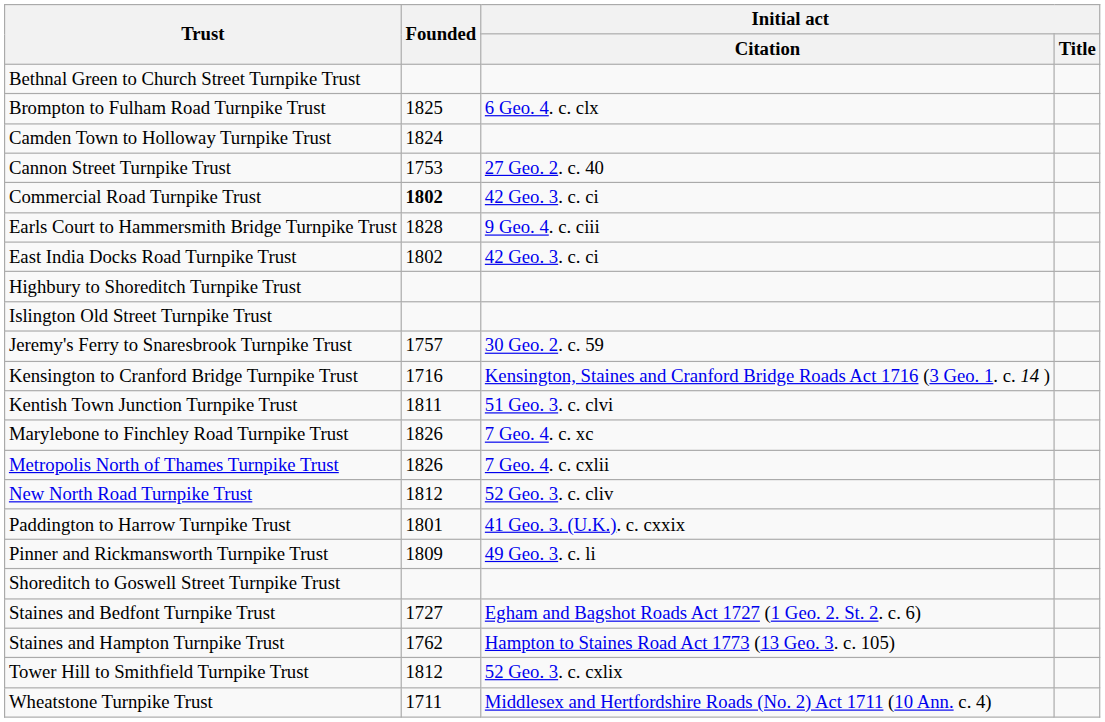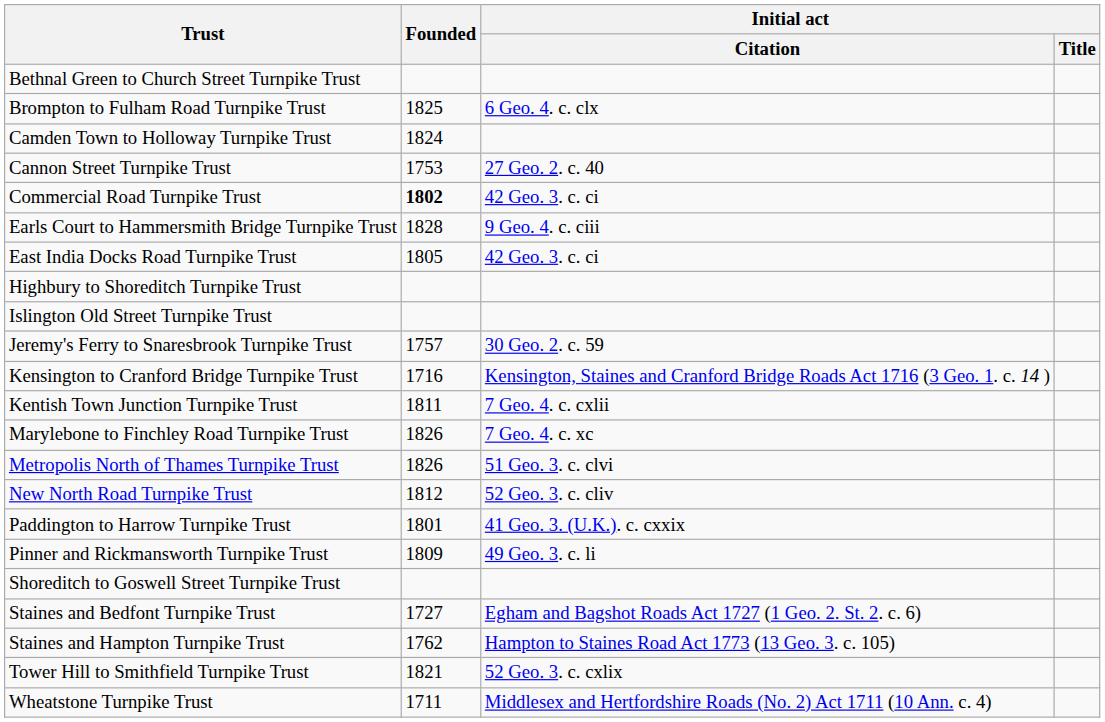(424, 256) 1802 -> (424, 256) 1805
(549, 405) 51 Geo. 3. c. clvi -> (547, 405) 7 Geo. 4. c. cxlii
(547, 464) 7 Geo. 4. c. cxlii -> (549, 464) 51 Geo. 3. c. clvi
(424, 672) 1812 -> (424, 672) 1821
